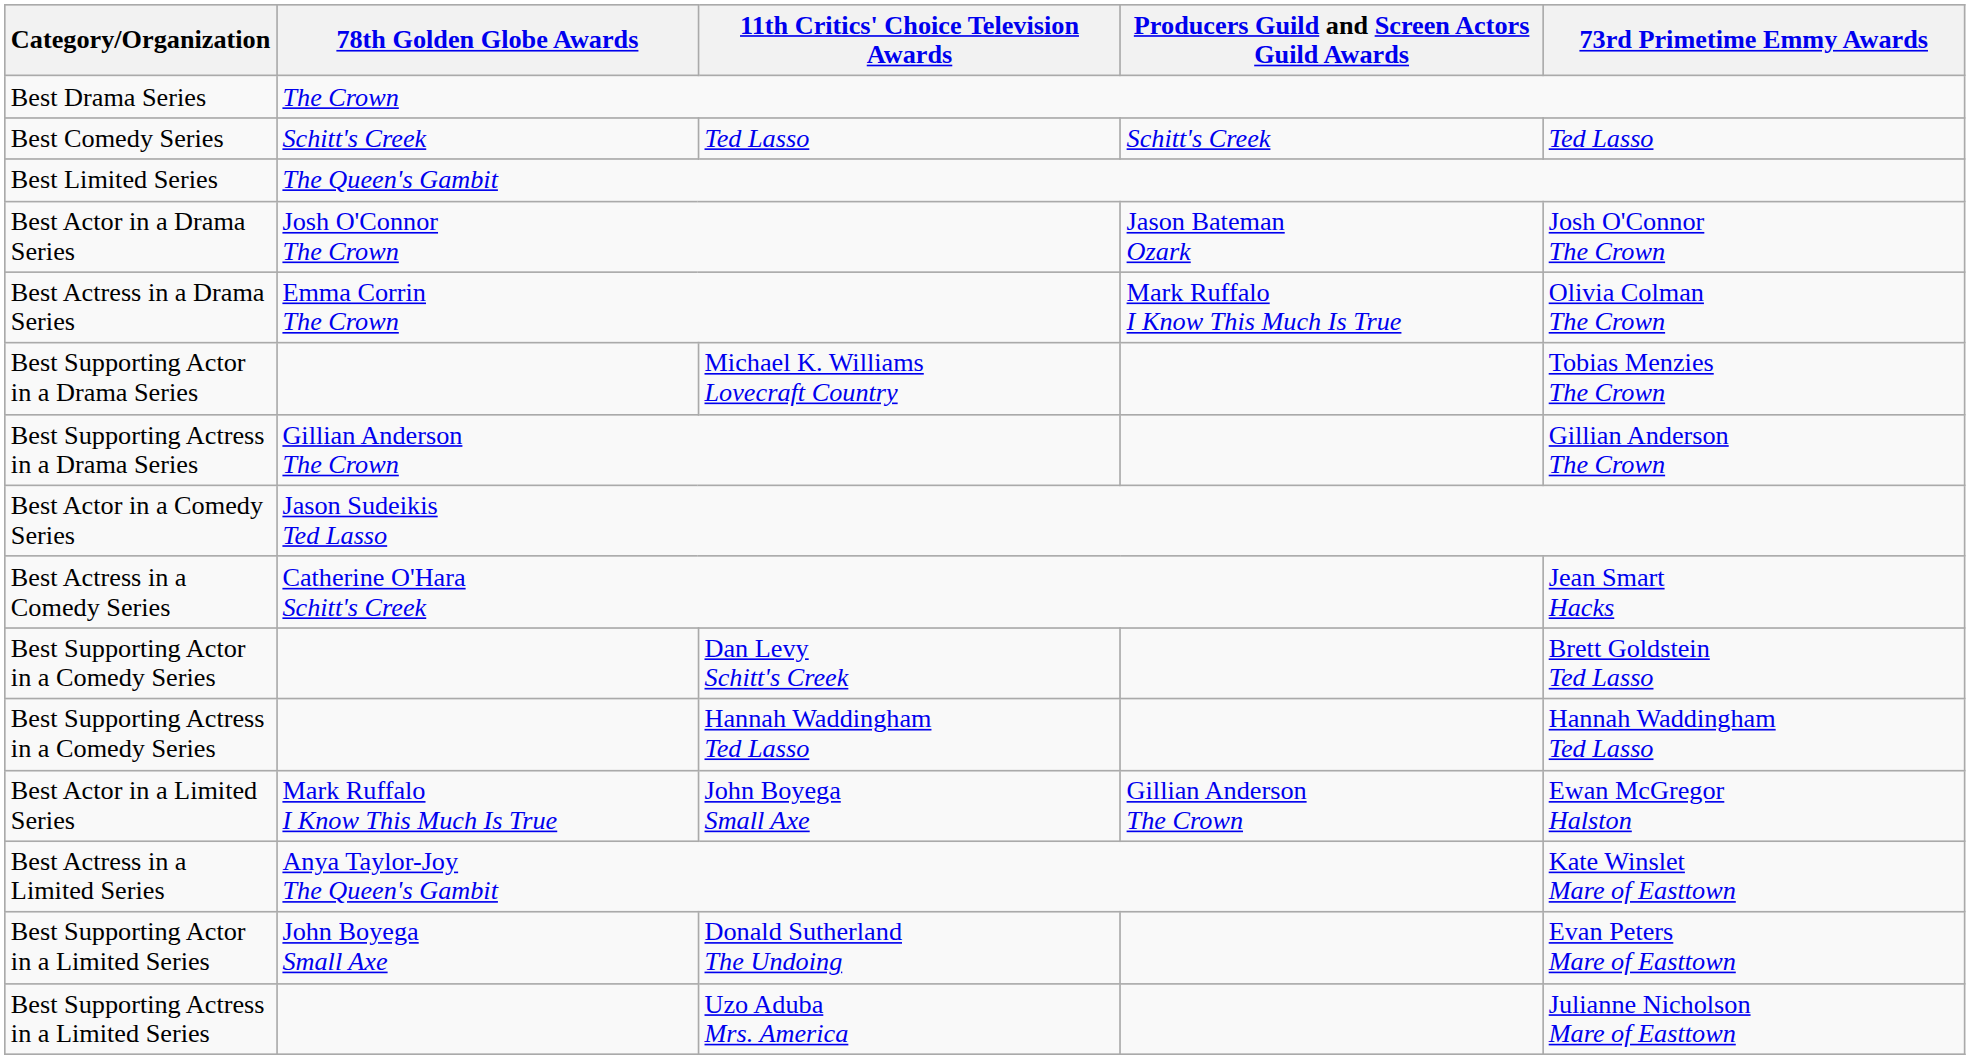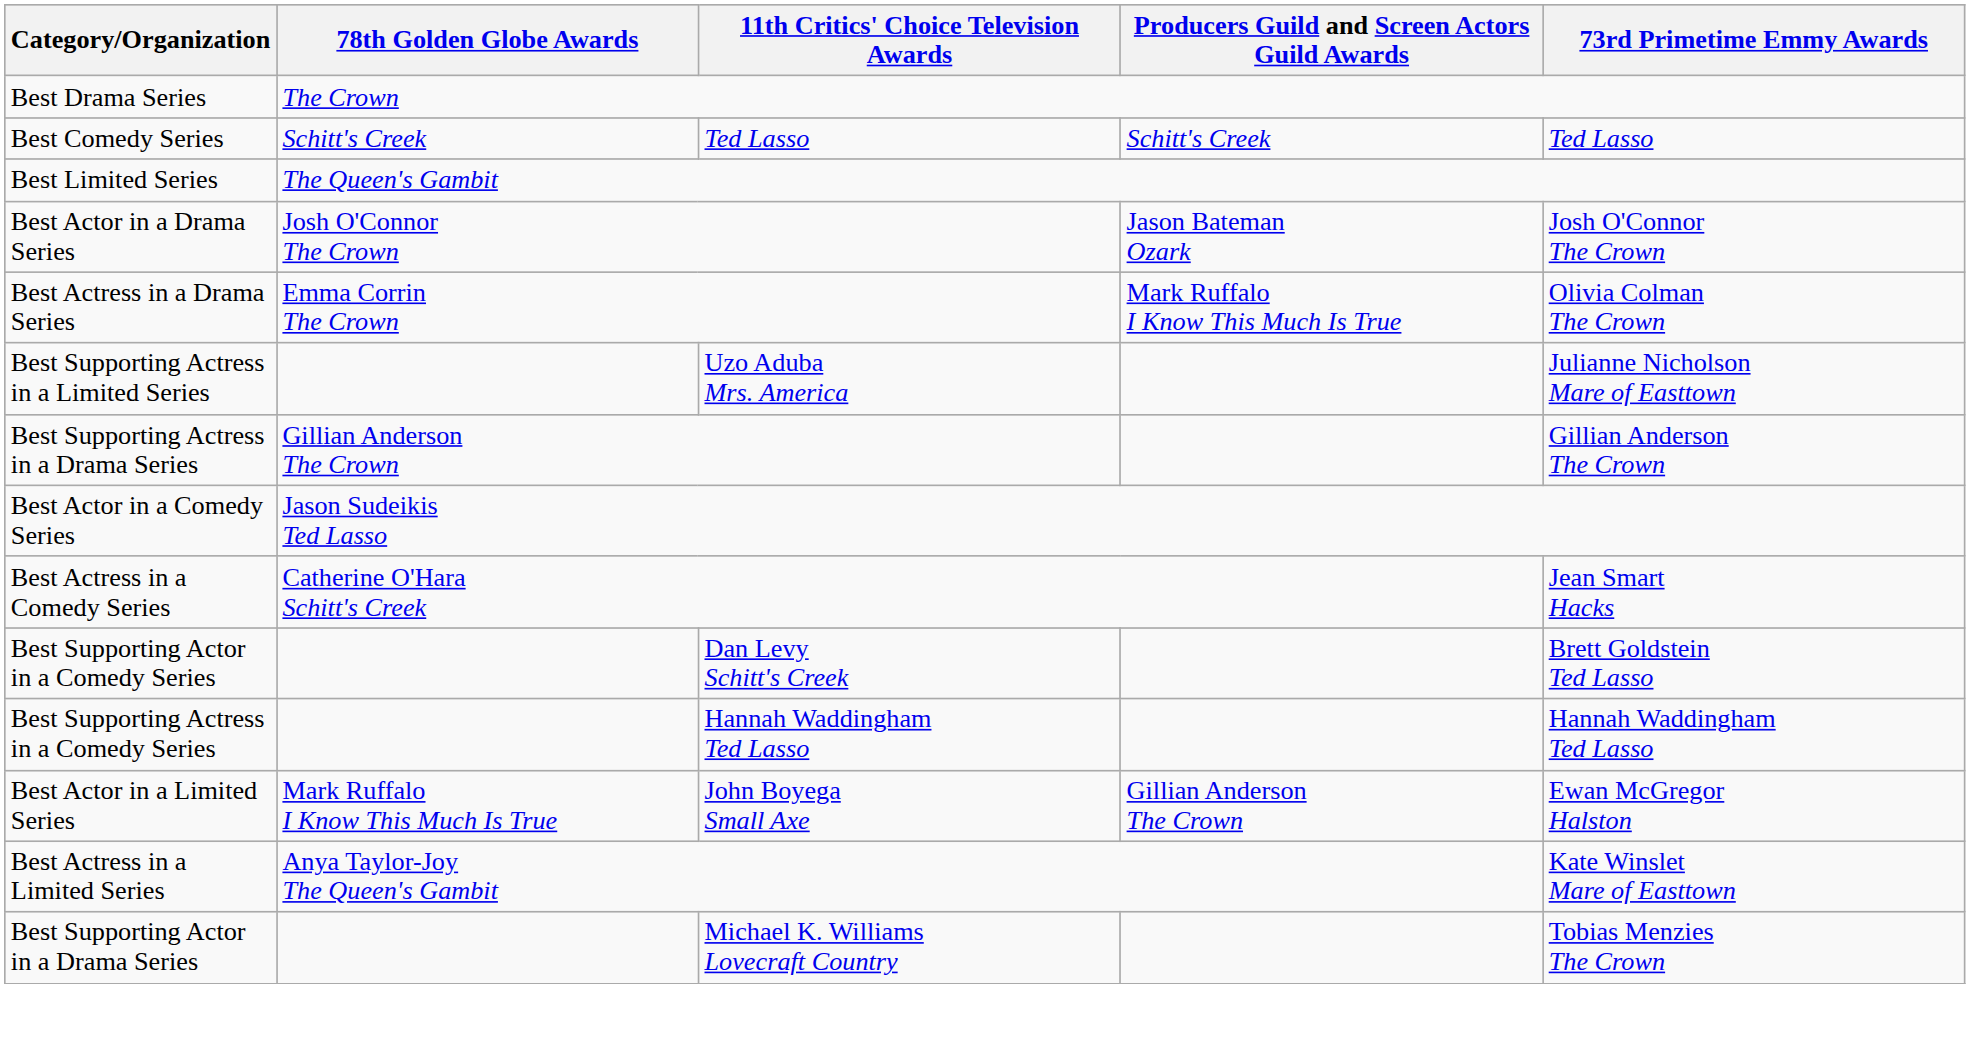rows swapped: (128, 378) <-> (138, 1018)
- row: (128, 947)
